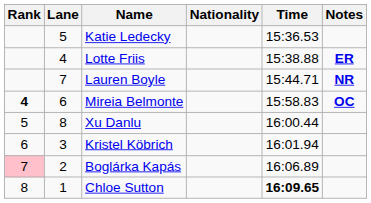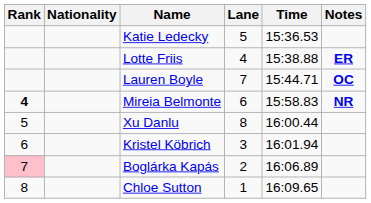columns swapped: (63, 15) <-> (224, 15)
(344, 79) NR -> (344, 79) OC
(344, 101) OC -> (344, 101) NR
(292, 187) bold -> (292, 187) normal
